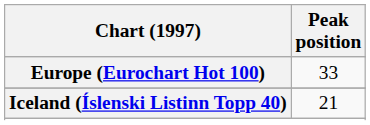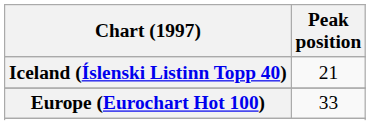rows swapped: (148, 72) <-> (148, 103)
